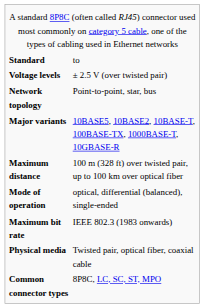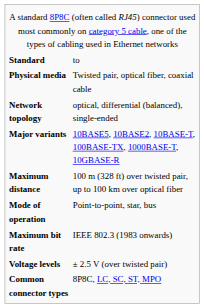rows swapped: (38, 250) <-> (35, 75)
(114, 91) Point-to-point, star, bus -> (128, 111) optical, differential (balanced), single-ended
(128, 199) optical, differential (balanced), single-ended -> (114, 205) Point-to-point, star, bus
